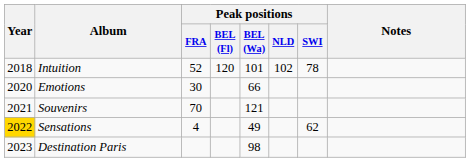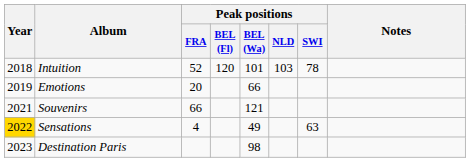(283, 68) 102 -> (283, 68) 103
(20, 87) 2020 -> (20, 87) 2019
(196, 87) 30 -> (196, 87) 20
(196, 107) 70 -> (196, 107) 66
(312, 127) 62 -> (312, 127) 63
